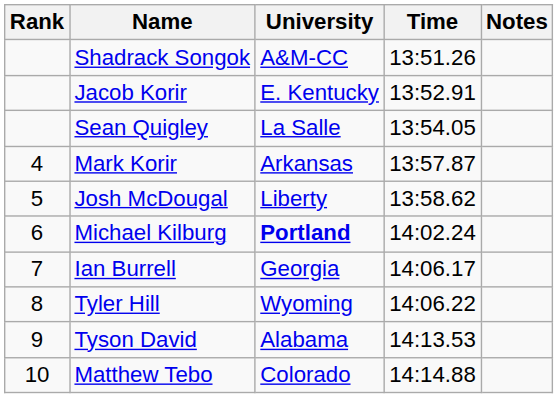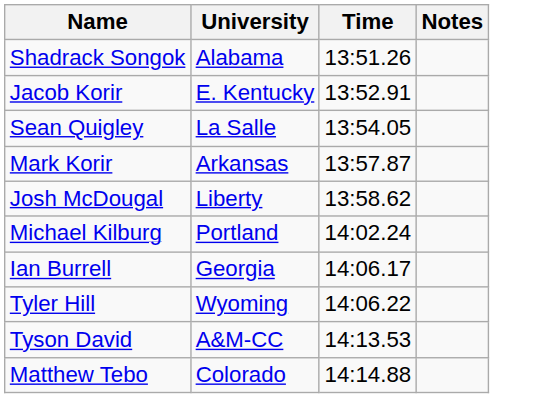- column: (37, 22)
(304, 57) A&M-CC -> (240, 57) Alabama
(305, 233) bold -> (237, 233) normal
(304, 339) Alabama -> (240, 339) A&M-CC
